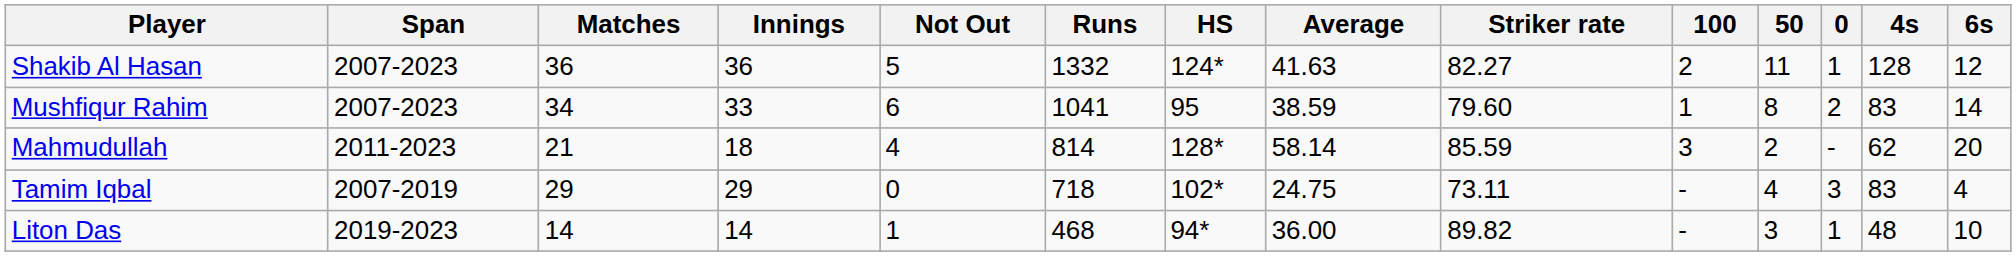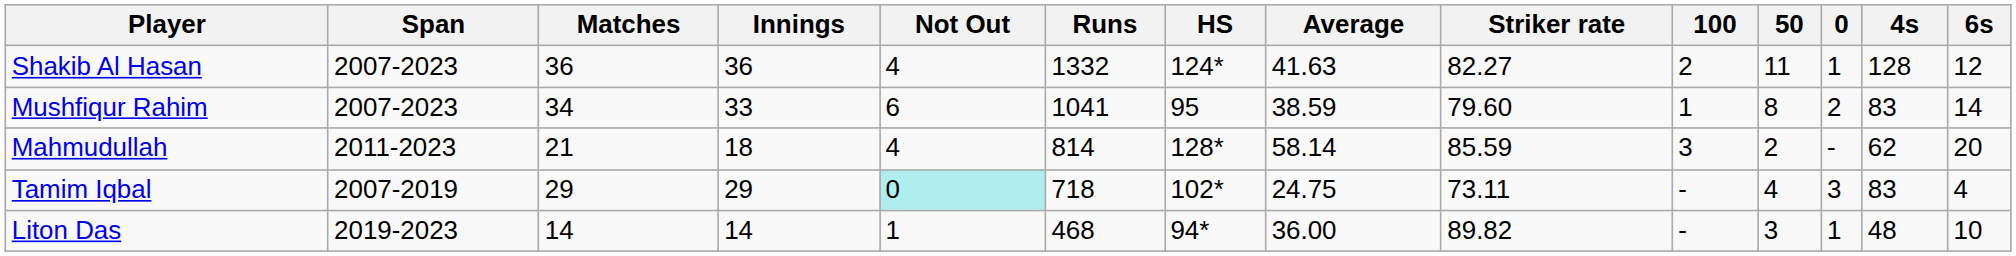(893, 66) 5 -> (893, 66) 4
(893, 189) no background -> (893, 189) paleturquoise background
